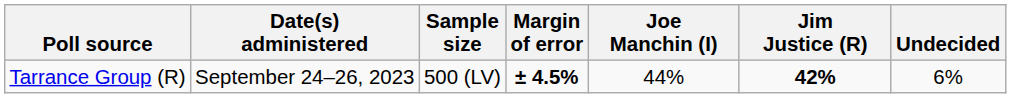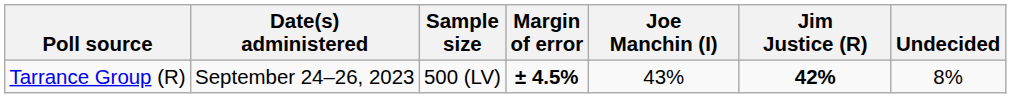(664, 76) 44% -> (664, 76) 43%
(948, 76) 6% -> (948, 76) 8%
